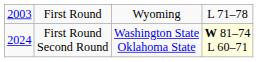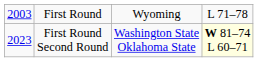(19, 40) 2024 -> (19, 40) 2023
